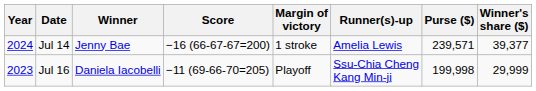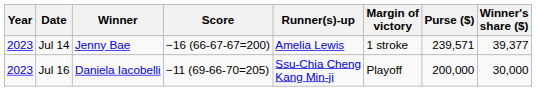columns swapped: (302, 20) <-> (376, 20)
(20, 45) 2024 -> (20, 45) 2023
(453, 70) 199,998 -> (453, 70) 200,000
(511, 70) 29,999 -> (511, 70) 30,000
